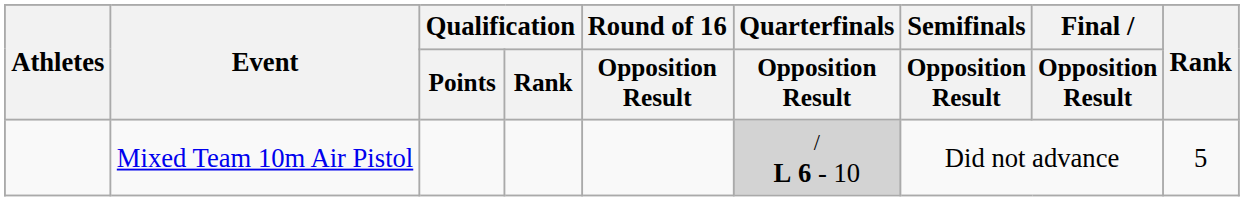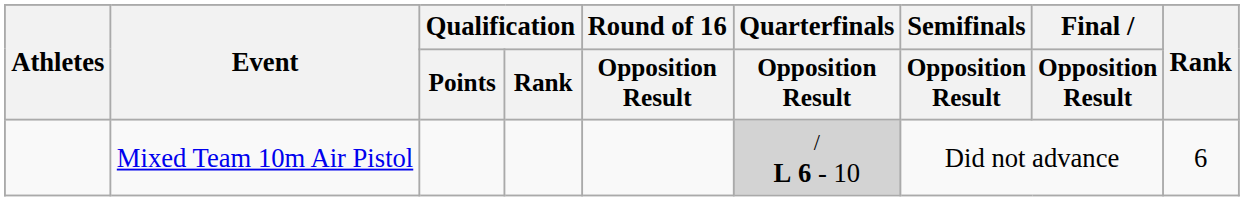(1201, 157) 5 -> (1201, 157) 6
